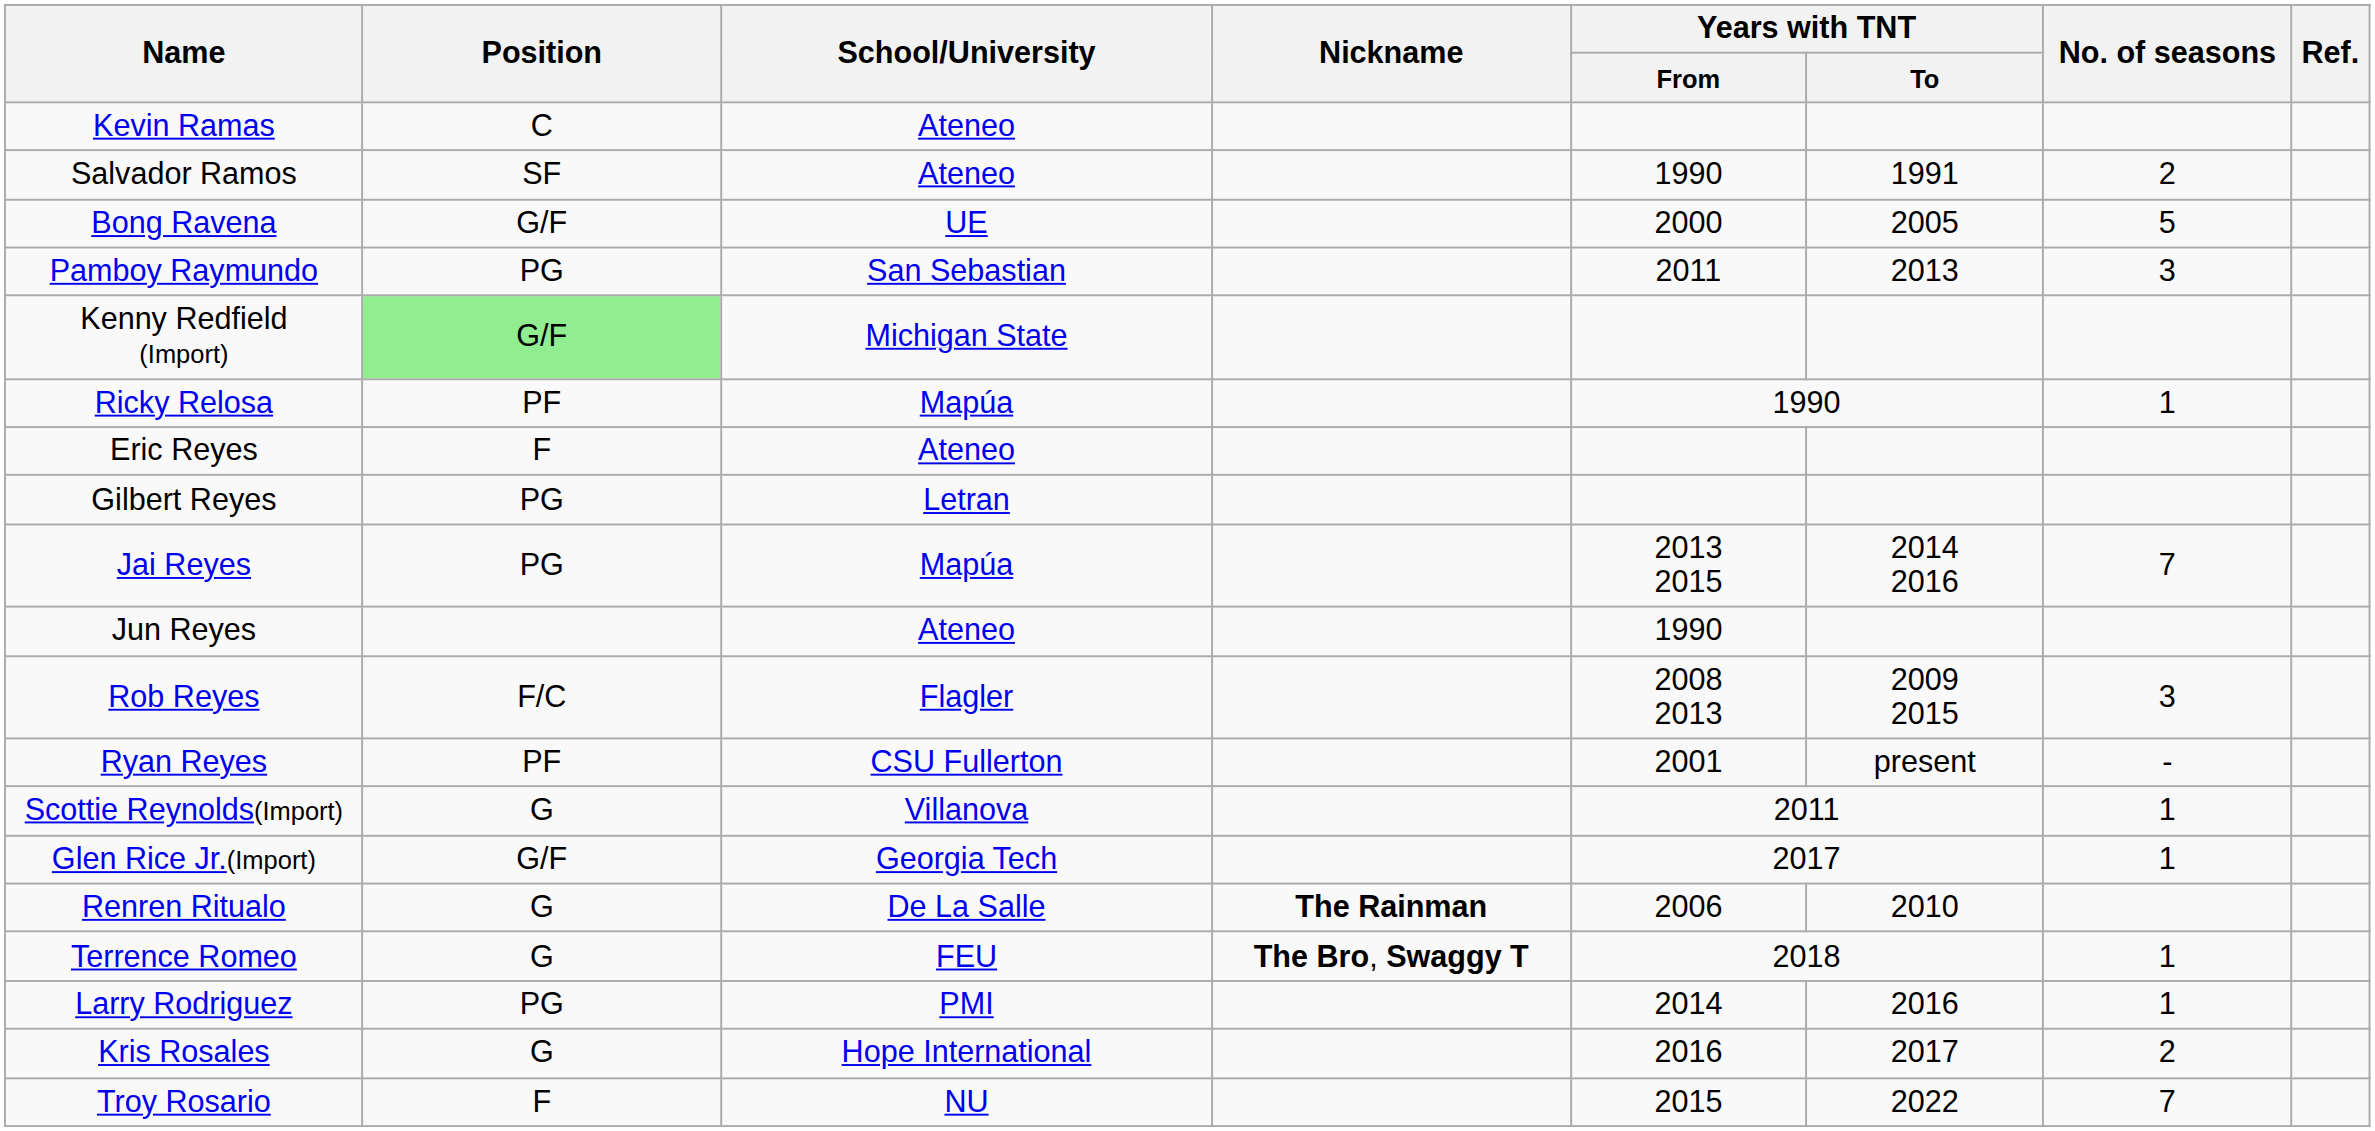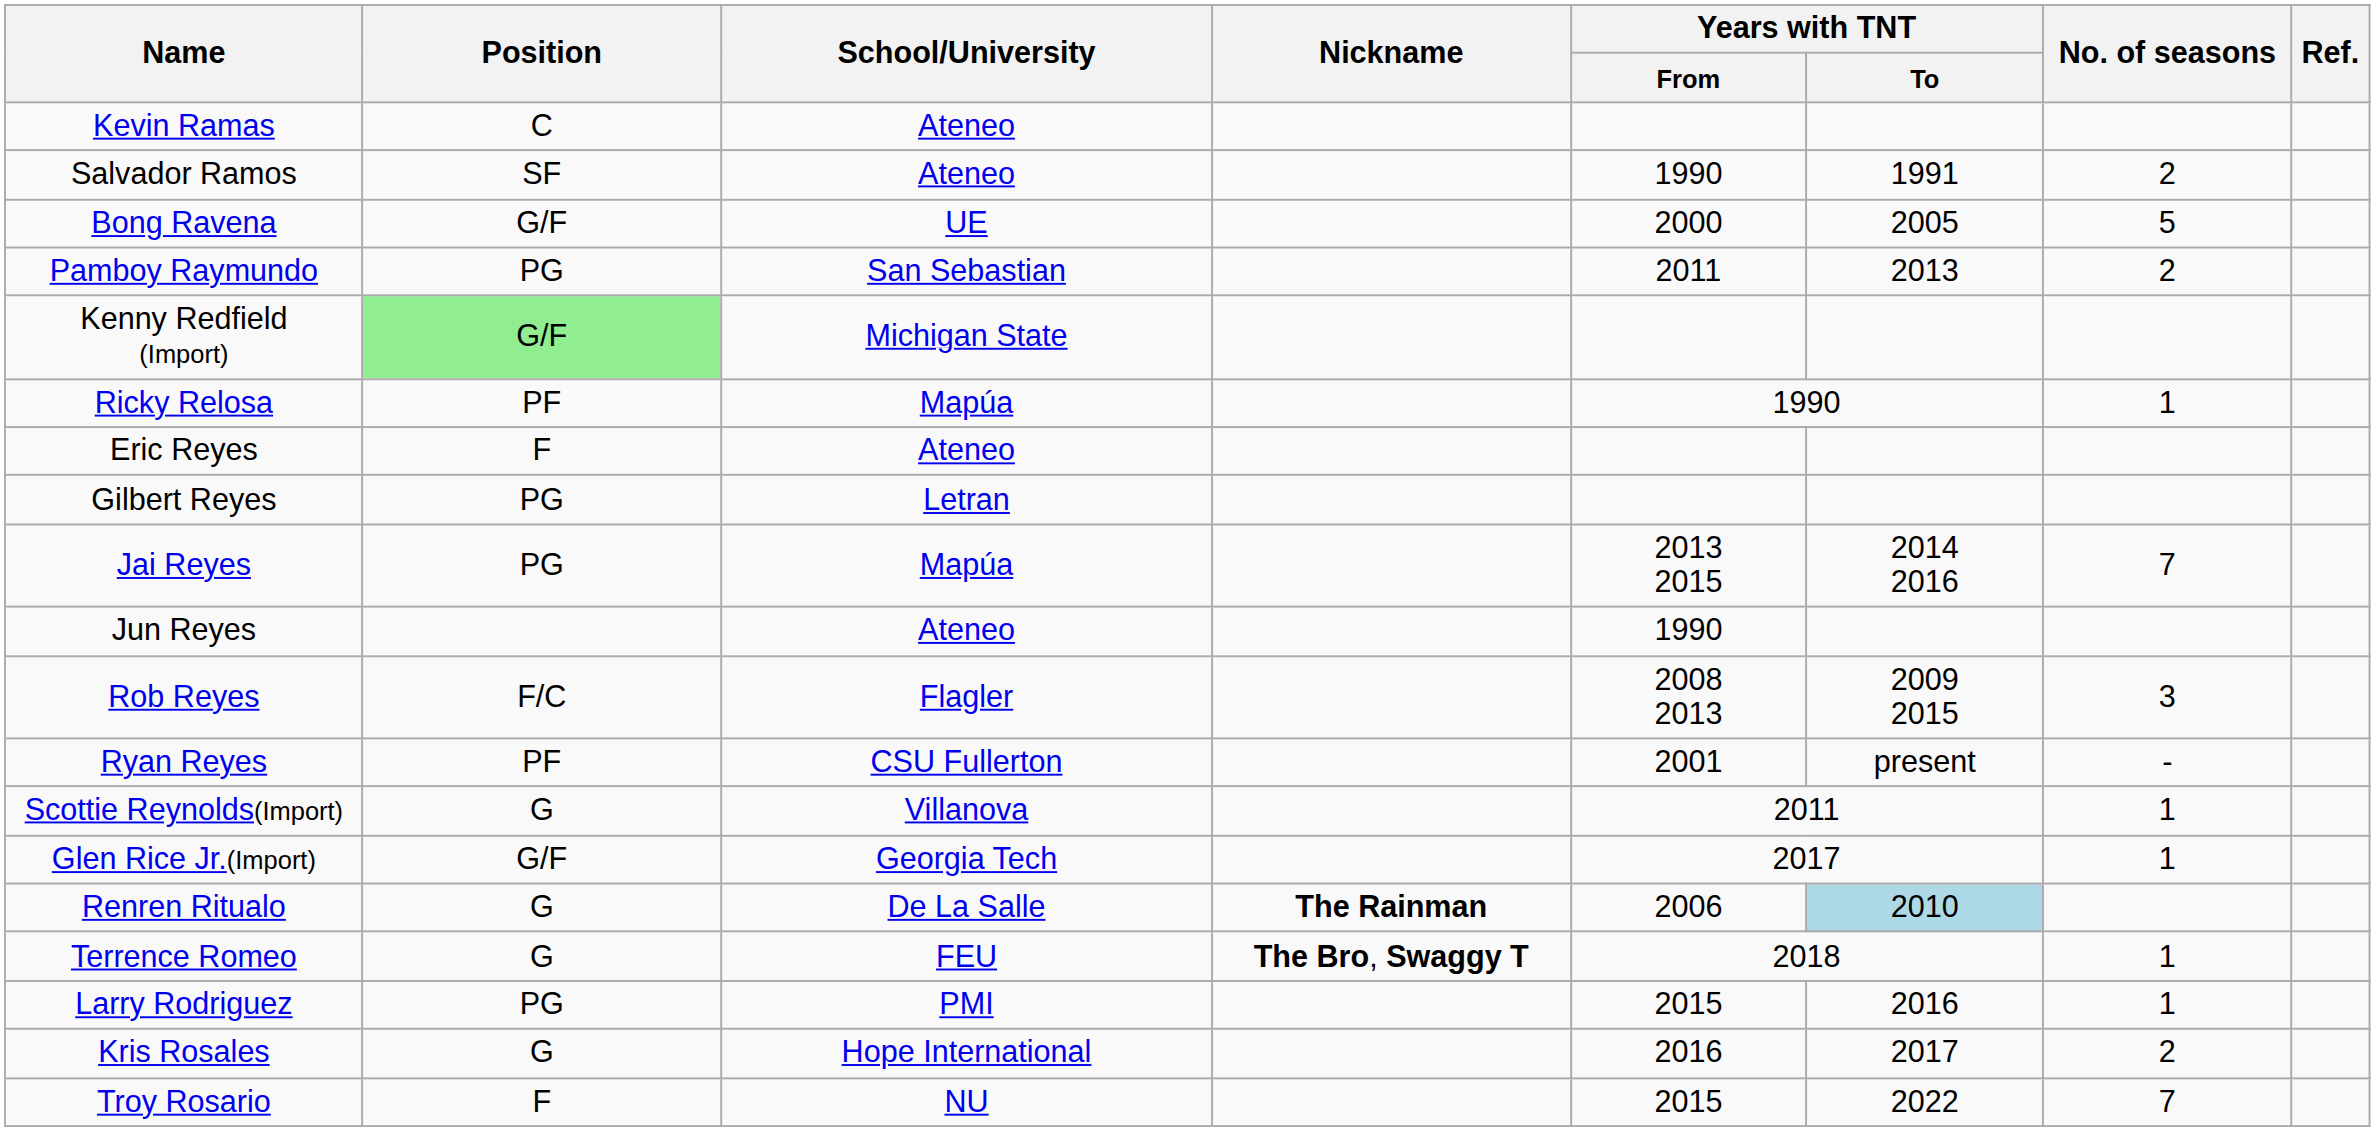(2167, 271) 3 -> (2167, 271) 2
(1925, 907) no background -> (1925, 907) lightblue background
(1688, 1004) 2014 -> (1688, 1004) 2015
